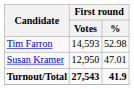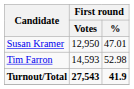rows swapped: (30, 44) <-> (35, 60)
